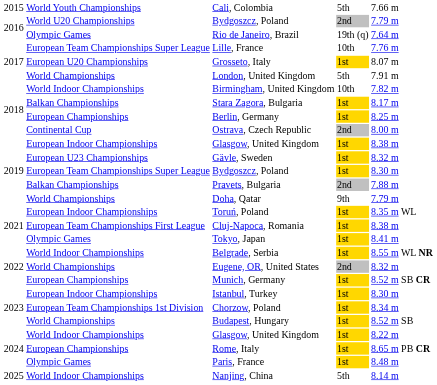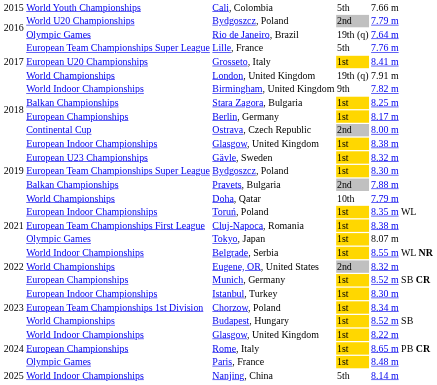(346, 48) 10th -> (343, 48) 5th
(385, 62) 8.07 m -> (385, 62) 8.41 m
(343, 75) 5th -> (353, 75) 19th (q)
(346, 89) 10th -> (343, 89) 9th
(385, 103) 8.17 m -> (385, 103) 8.25 m
(385, 116) 8.25 m -> (385, 116) 8.17 m
(343, 198) 9th -> (346, 198) 10th
(385, 239) 8.41 m -> (385, 239) 8.07 m
